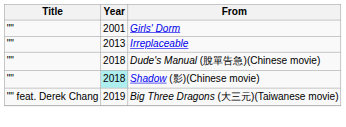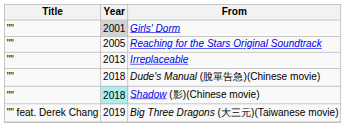(114, 28) no background -> (114, 28) lightgrey background
+ row: (226, 44)
